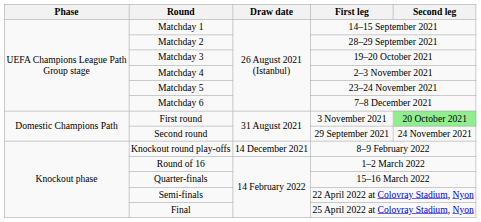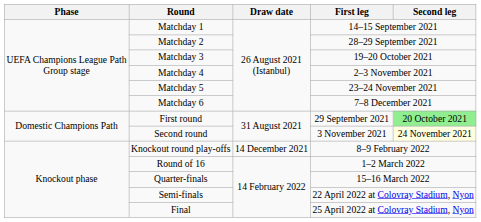(352, 118) 3 November 2021 -> (352, 118) 29 September 2021
(352, 133) 29 September 2021 -> (352, 133) 3 November 2021
(435, 133) no background -> (435, 133) lightyellow background
